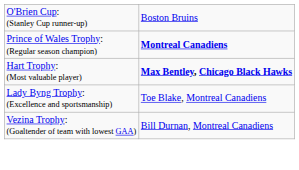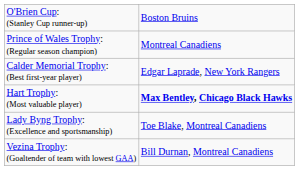(184, 44) bold -> (181, 44) normal
+ row: (58, 71)
